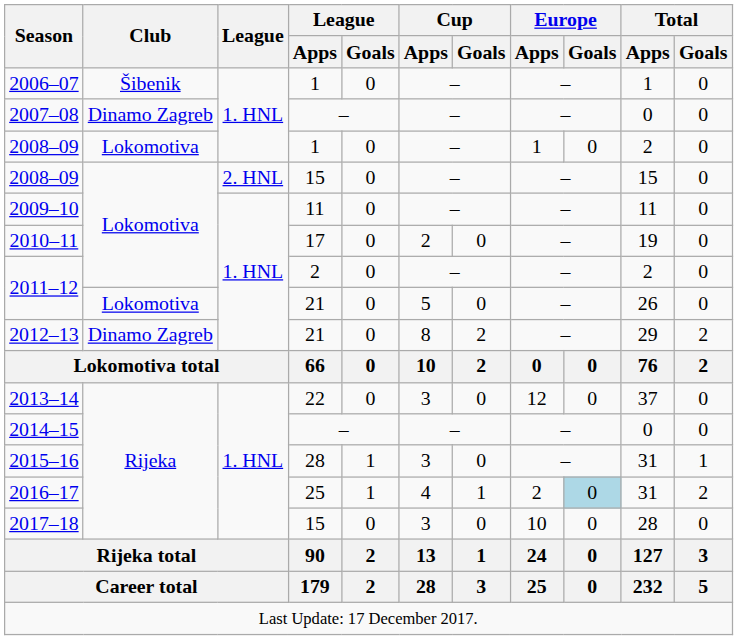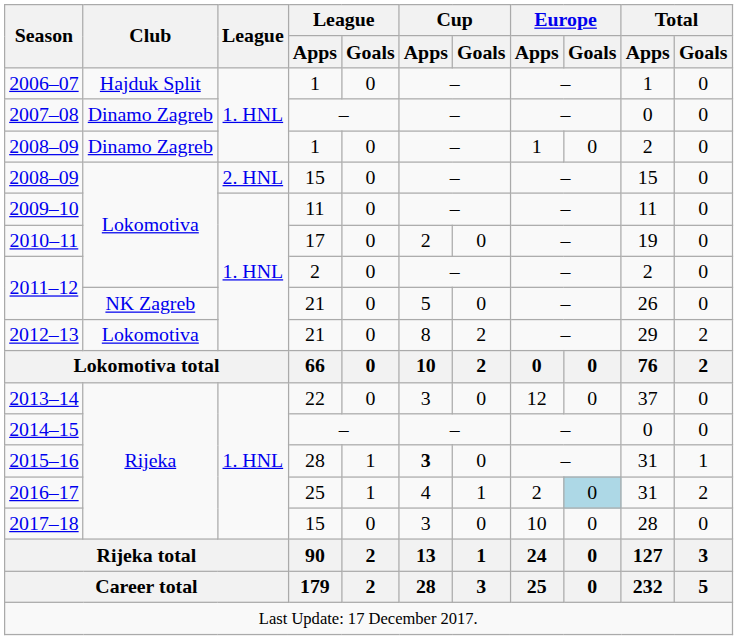(150, 83) Šibenik -> (150, 83) Hajduk Split
(150, 146) Lokomotiva -> (150, 146) Dinamo Zagreb
(150, 303) Lokomotiva -> (150, 303) NK Zagreb
(150, 334) Dinamo Zagreb -> (150, 334) Lokomotiva
(426, 460) normal -> (426, 460) bold
